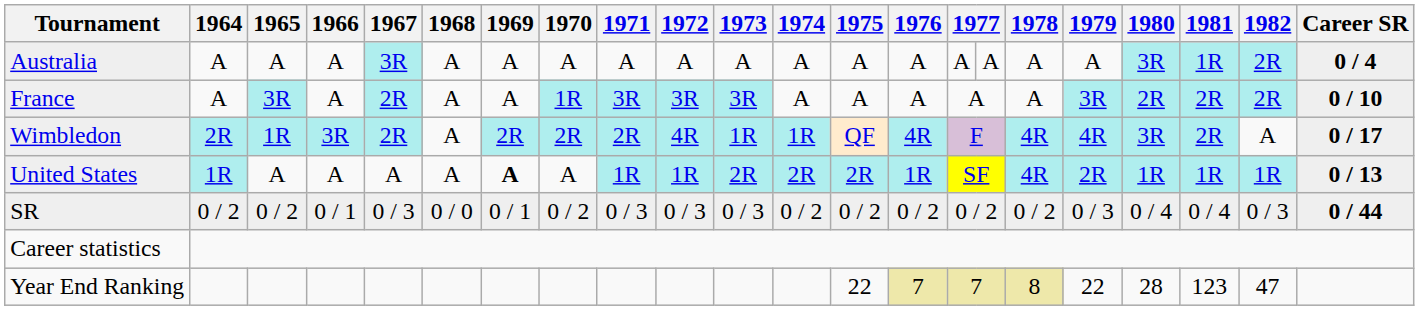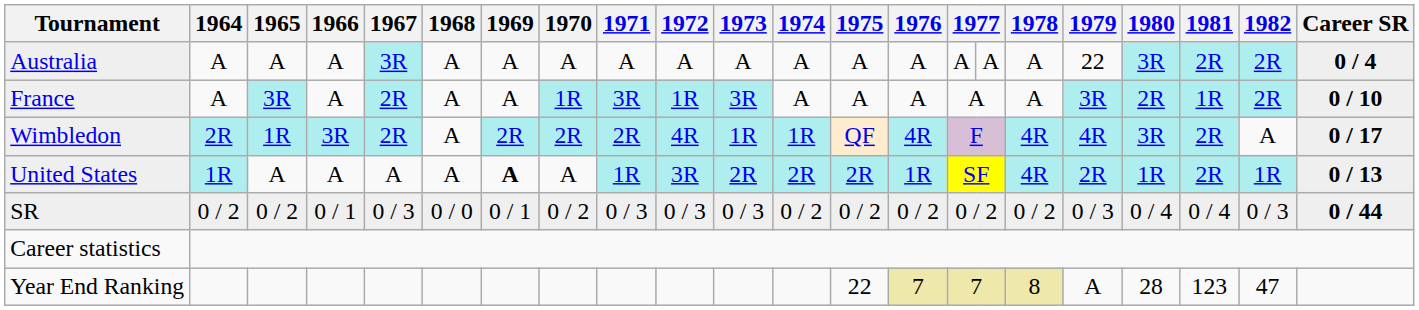(1093, 60) A -> (1093, 60) 22
(1209, 60) 1R -> (1209, 60) 2R
(685, 98) 3R -> (685, 98) 1R
(1209, 98) 2R -> (1209, 98) 1R
(685, 173) 1R -> (685, 173) 3R
(1209, 173) 1R -> (1209, 173) 2R
(1093, 286) 22 -> (1093, 286) A
